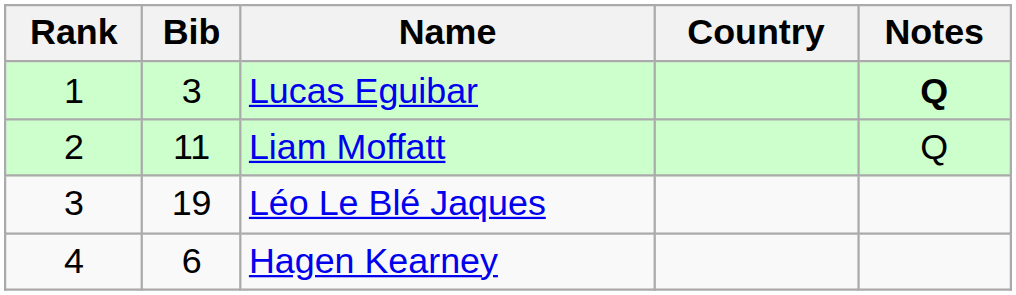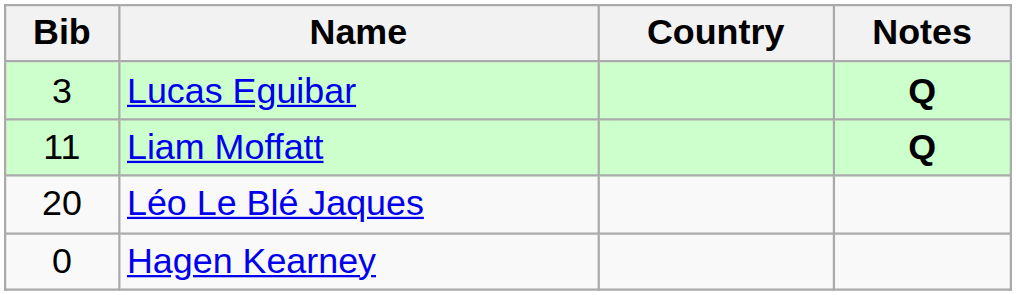- column: (74, 32)
(934, 146) normal -> (922, 146) bold
(192, 203) 19 -> (62, 203) 20
(192, 260) 6 -> (62, 260) 0
